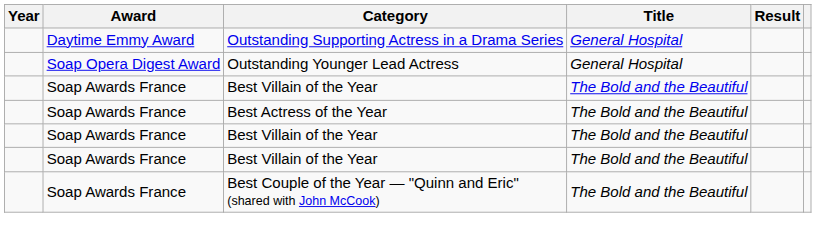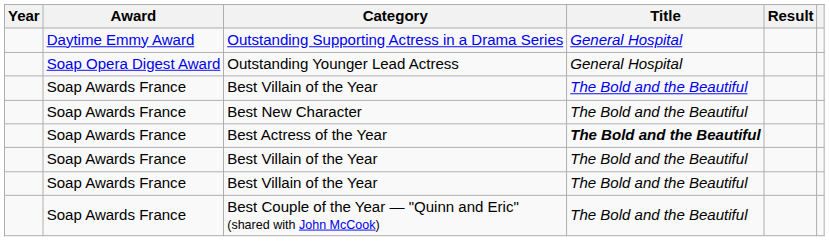+ row: (116, 111)
(659, 111) normal -> (665, 135) bold
